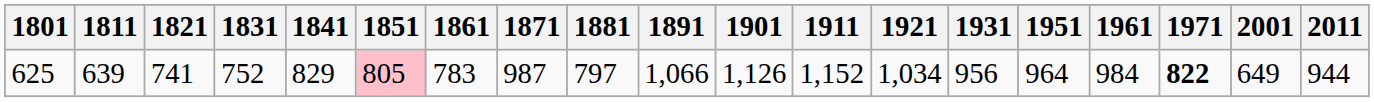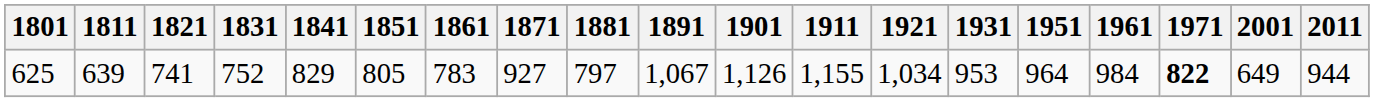(384, 72) pink background -> (384, 72) no background
(525, 72) 987 -> (525, 72) 927
(676, 72) 1,066 -> (676, 72) 1,067
(832, 72) 1,152 -> (832, 72) 1,155
(976, 72) 956 -> (976, 72) 953
